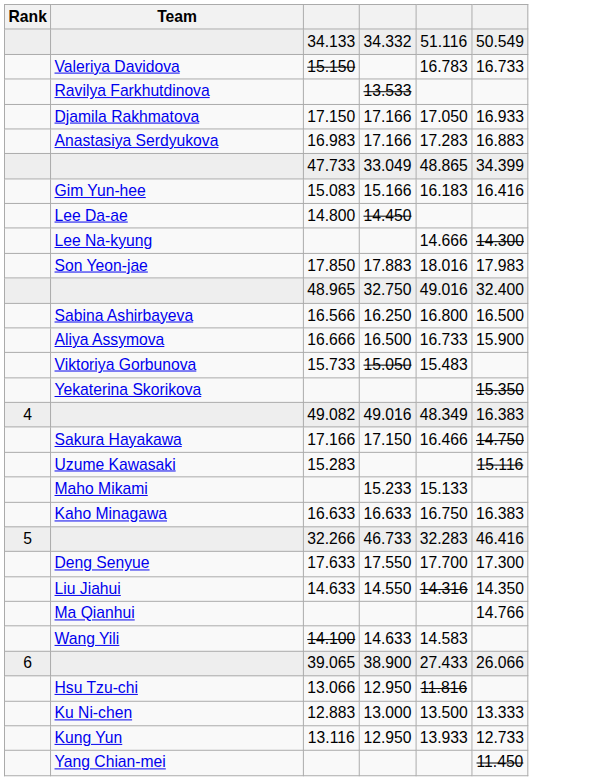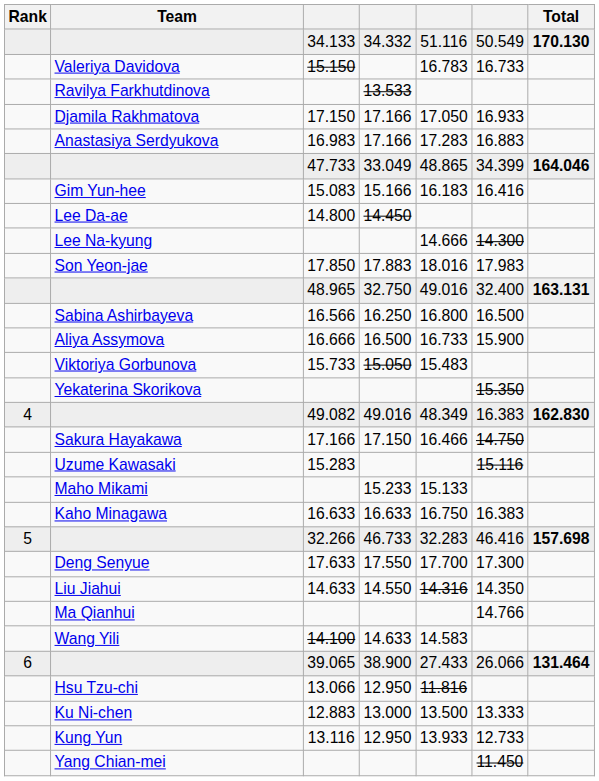+ column: (561, 16)
